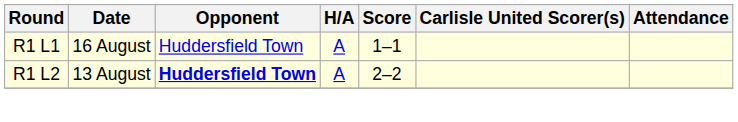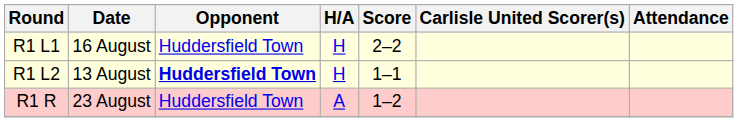(339, 46) A -> (339, 46) H
(387, 46) 1–1 -> (387, 46) 2–2
(339, 74) A -> (339, 74) H
(387, 74) 2–2 -> (387, 74) 1–1
+ row: (36, 102)
